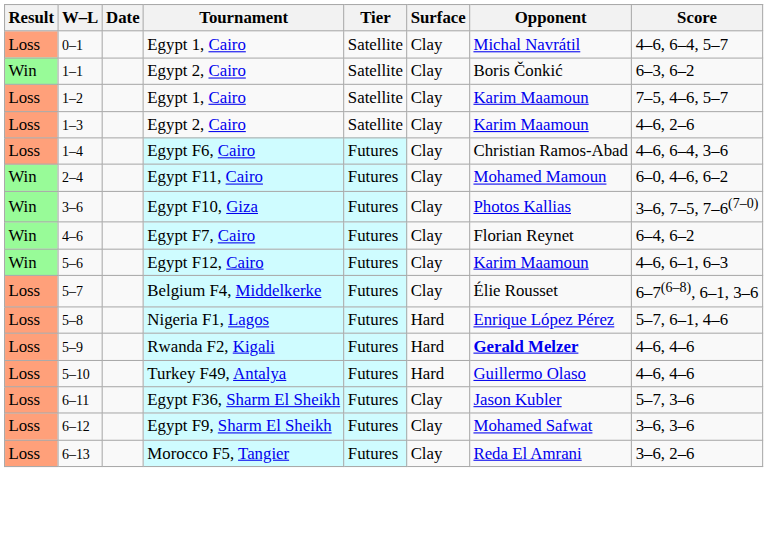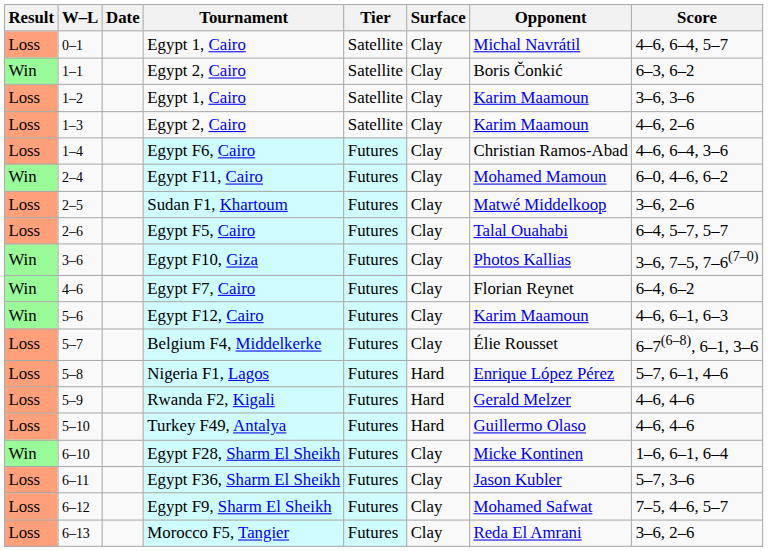(682, 97) 7–5, 4–6, 5–7 -> (665, 97) 3–6, 3–6
+ row: (72, 205)
+ row: (72, 232)
(526, 346) bold -> (522, 399) normal
+ row: (76, 454)
(665, 426) 3–6, 3–6 -> (682, 506) 7–5, 4–6, 5–7
